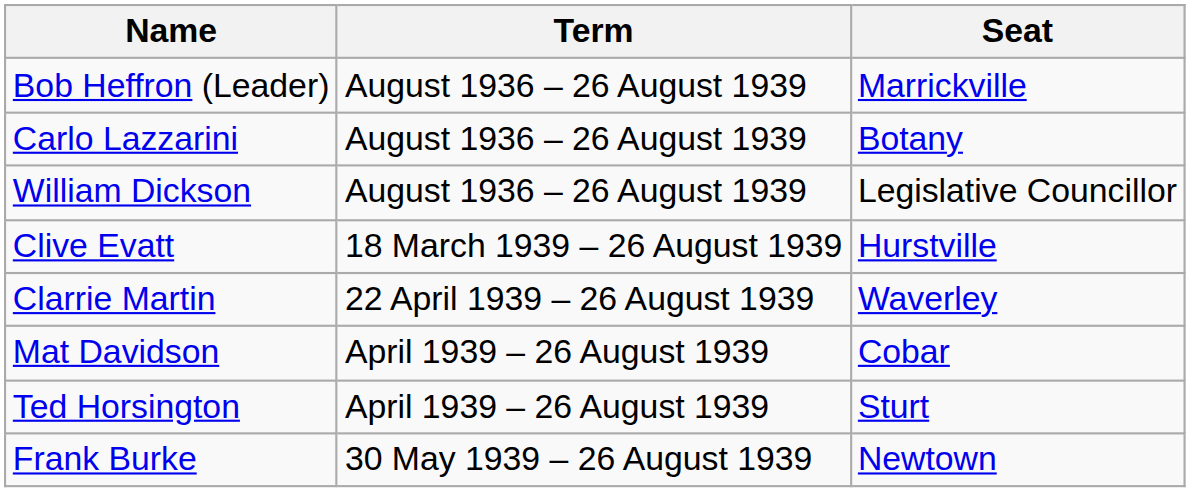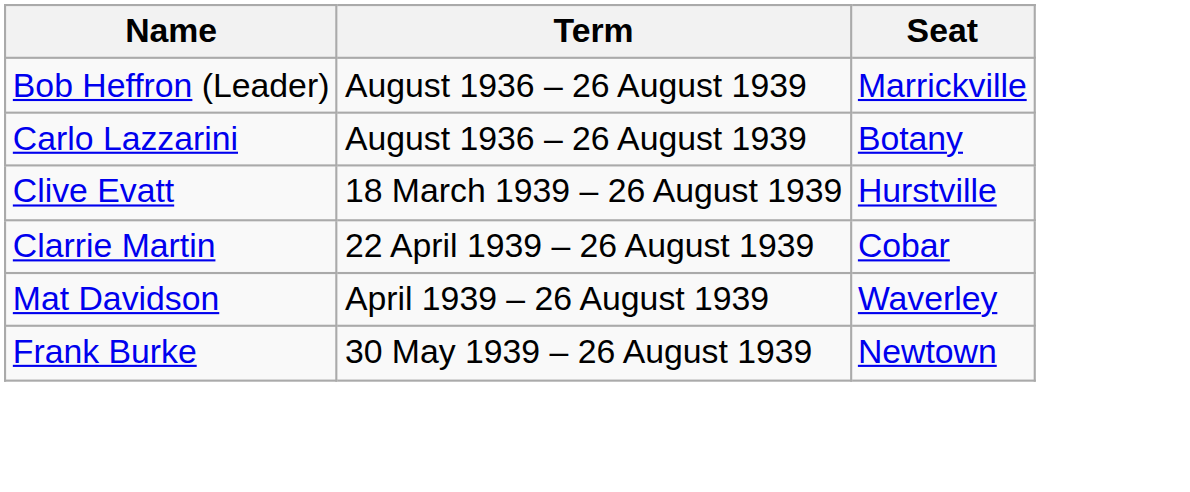- row: (132, 191)
(928, 298) Waverley -> (904, 245) Cobar
(904, 352) Cobar -> (928, 298) Waverley
- row: (126, 406)
